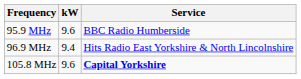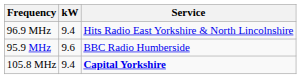rows swapped: (29, 30) <-> (29, 47)
(68, 64) 9.6 -> (68, 64) 9.4
